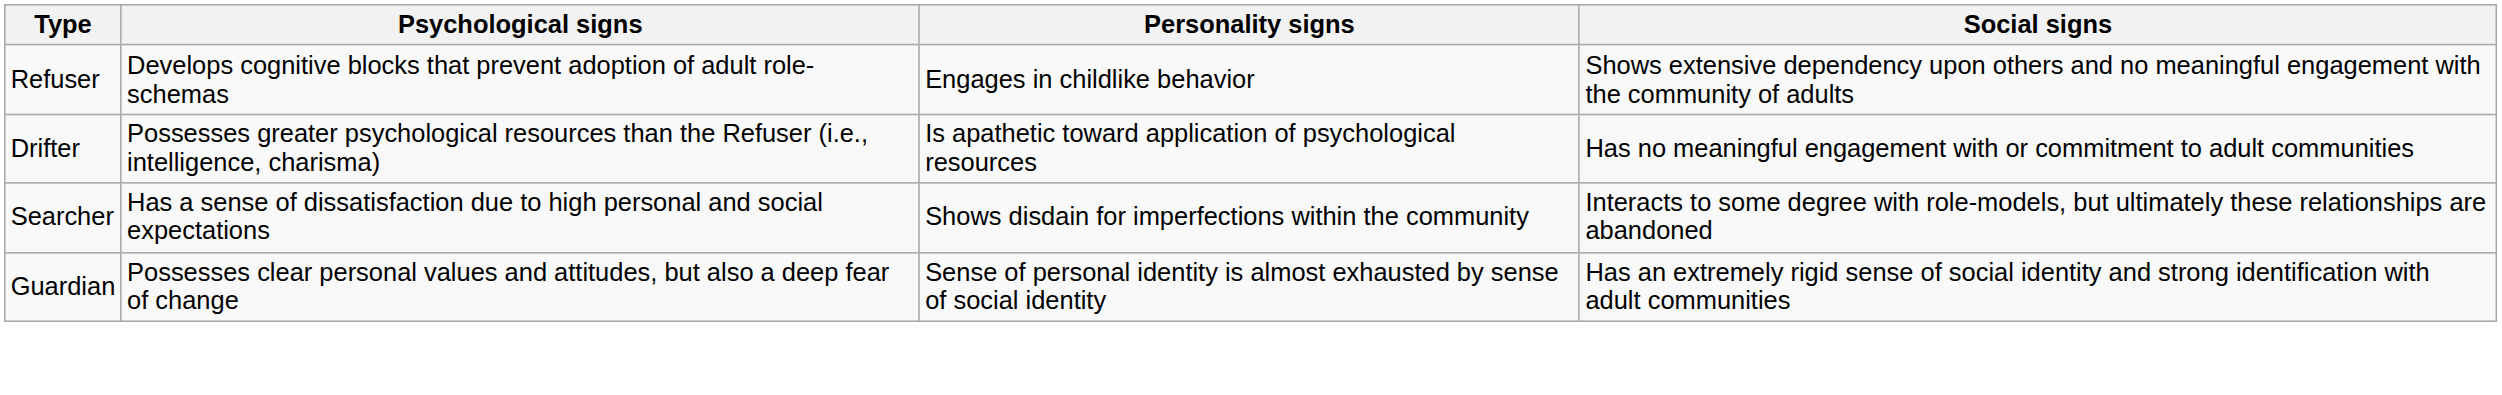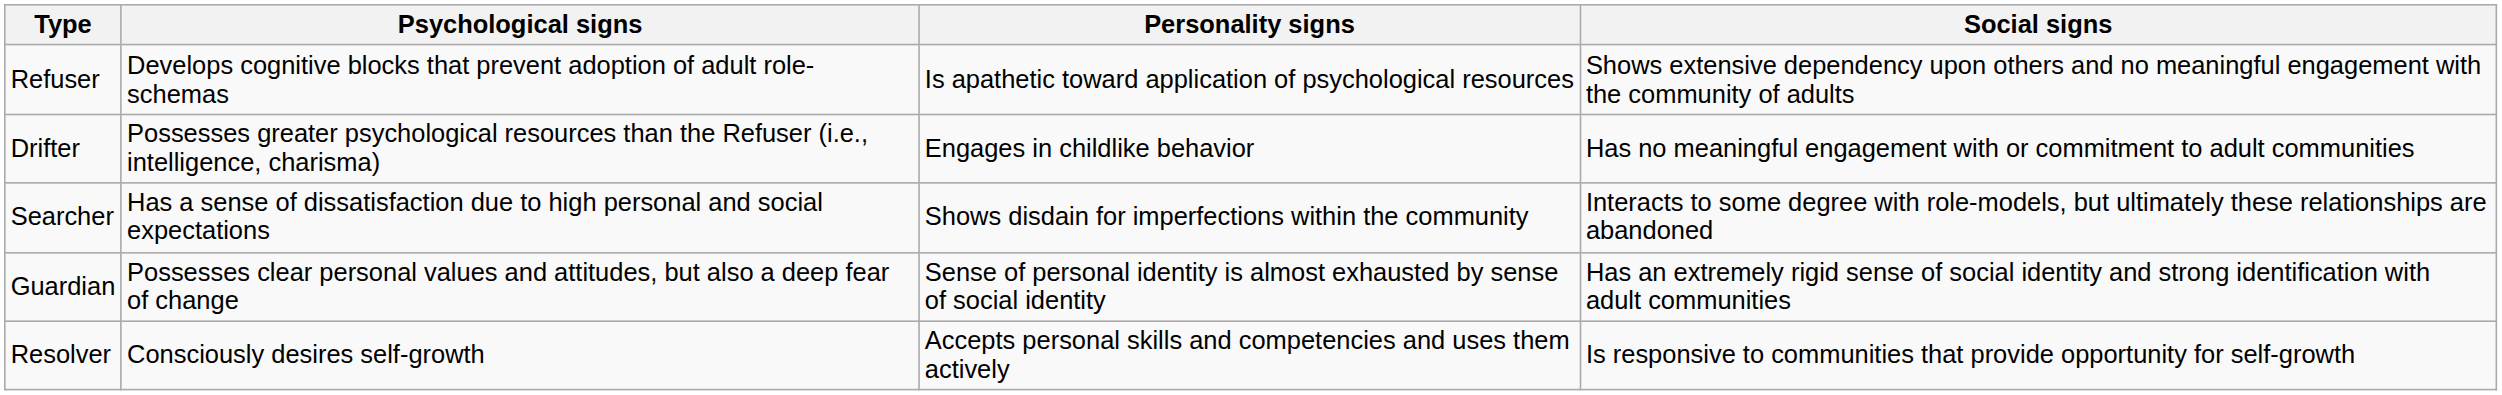(1090, 79) Engages in childlike behavior -> (1249, 79) Is apathetic toward application of psychological resources
(1190, 148) Is apathetic toward application of psychological resources -> (1090, 148) Engages in childlike behavior
+ row: (61, 355)
